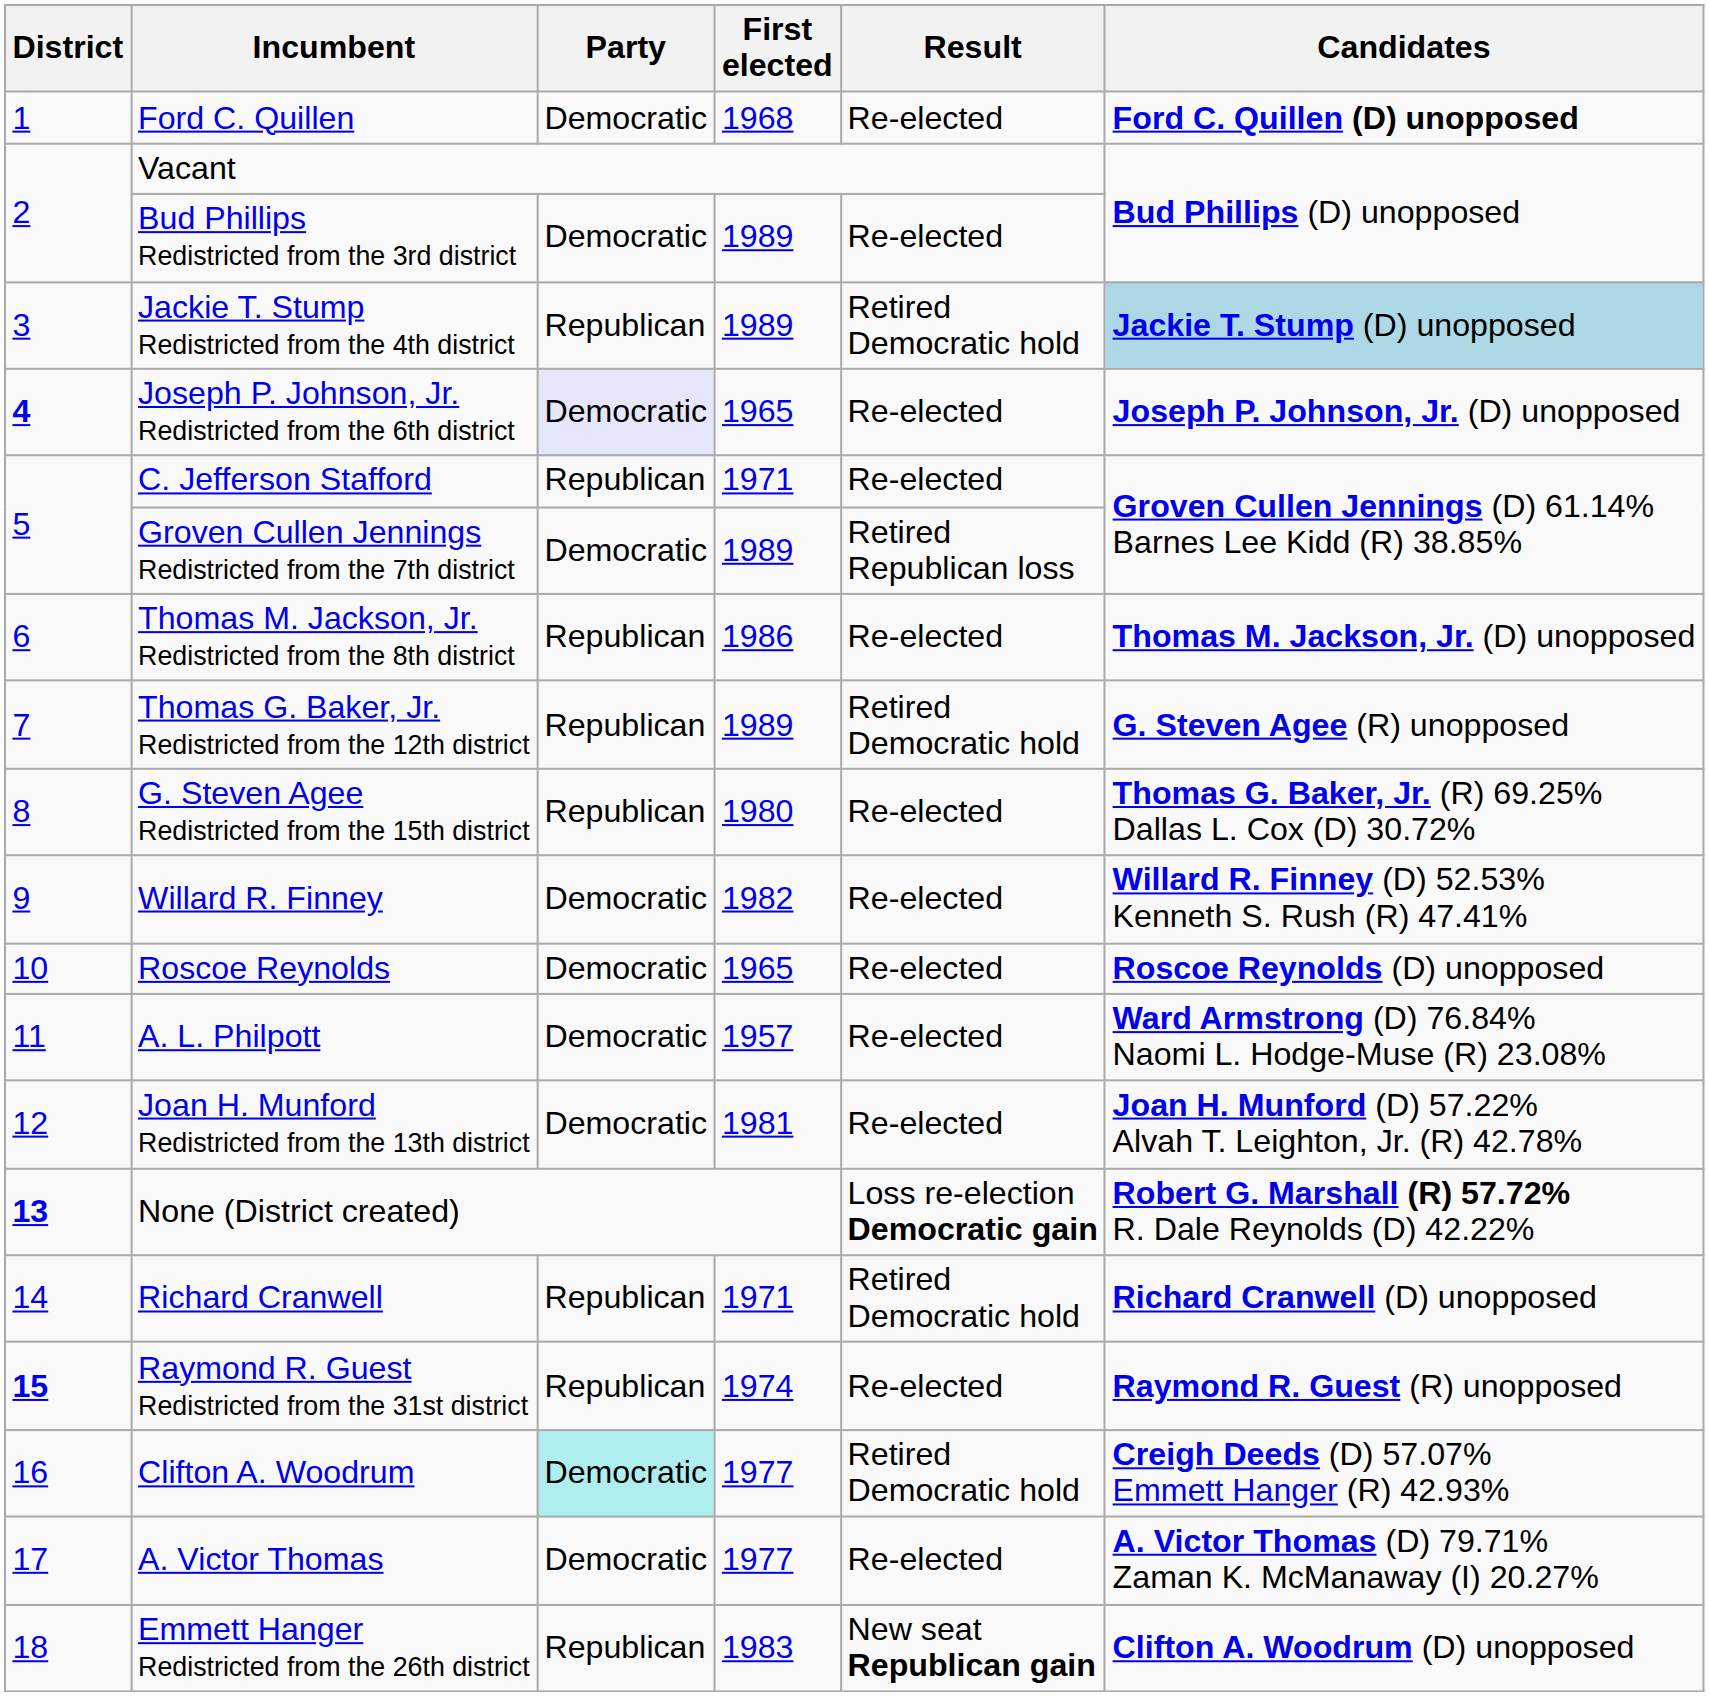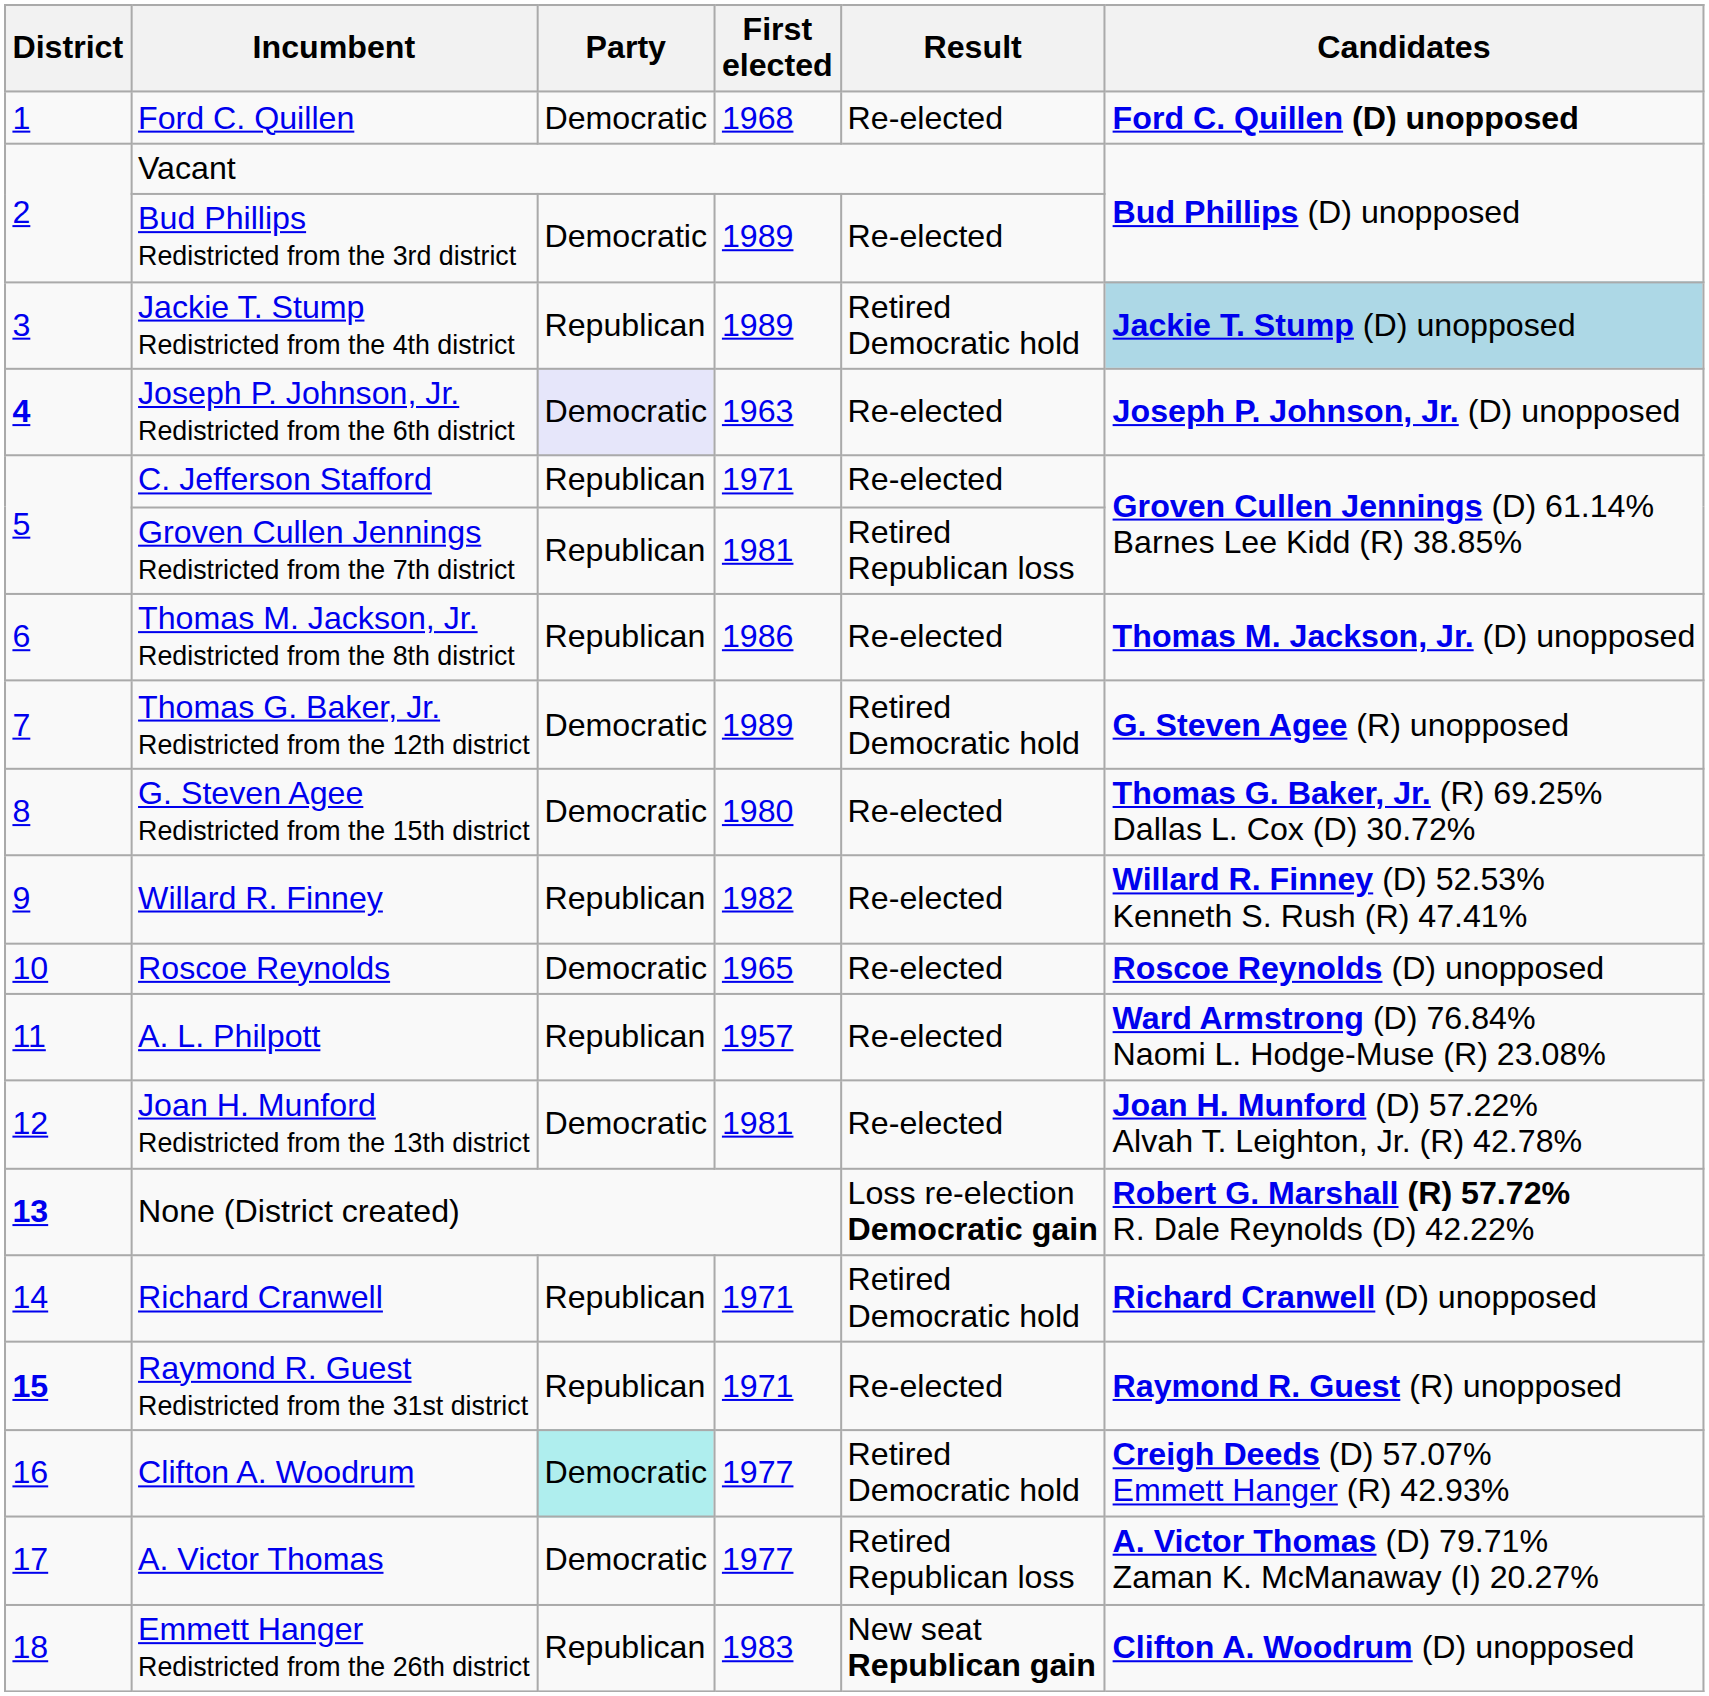(758, 411) 1965 -> (758, 411) 1963
(626, 549) Democratic -> (625, 549) Republican
(758, 549) 1989 -> (758, 549) 1981
(625, 724) Republican -> (626, 724) Democratic
(625, 811) Republican -> (626, 811) Democratic
(626, 898) Democratic -> (625, 898) Republican
(626, 1036) Democratic -> (625, 1036) Republican
(758, 1385) 1974 -> (758, 1385) 1971
(925, 1559) Re-elected -> (961, 1559) Retired Republican loss
